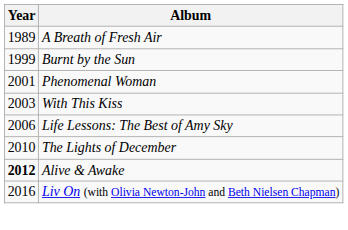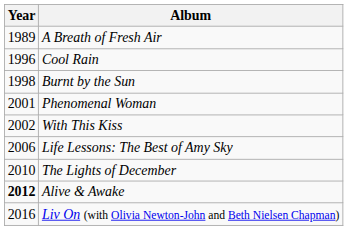+ row: (70, 59)
(22, 59) 1999 -> (22, 81) 1998
(22, 103) 2003 -> (22, 125) 2002
